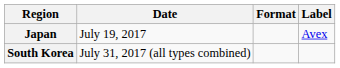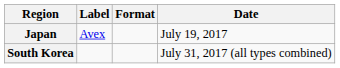columns swapped: (165, 14) <-> (317, 14)
